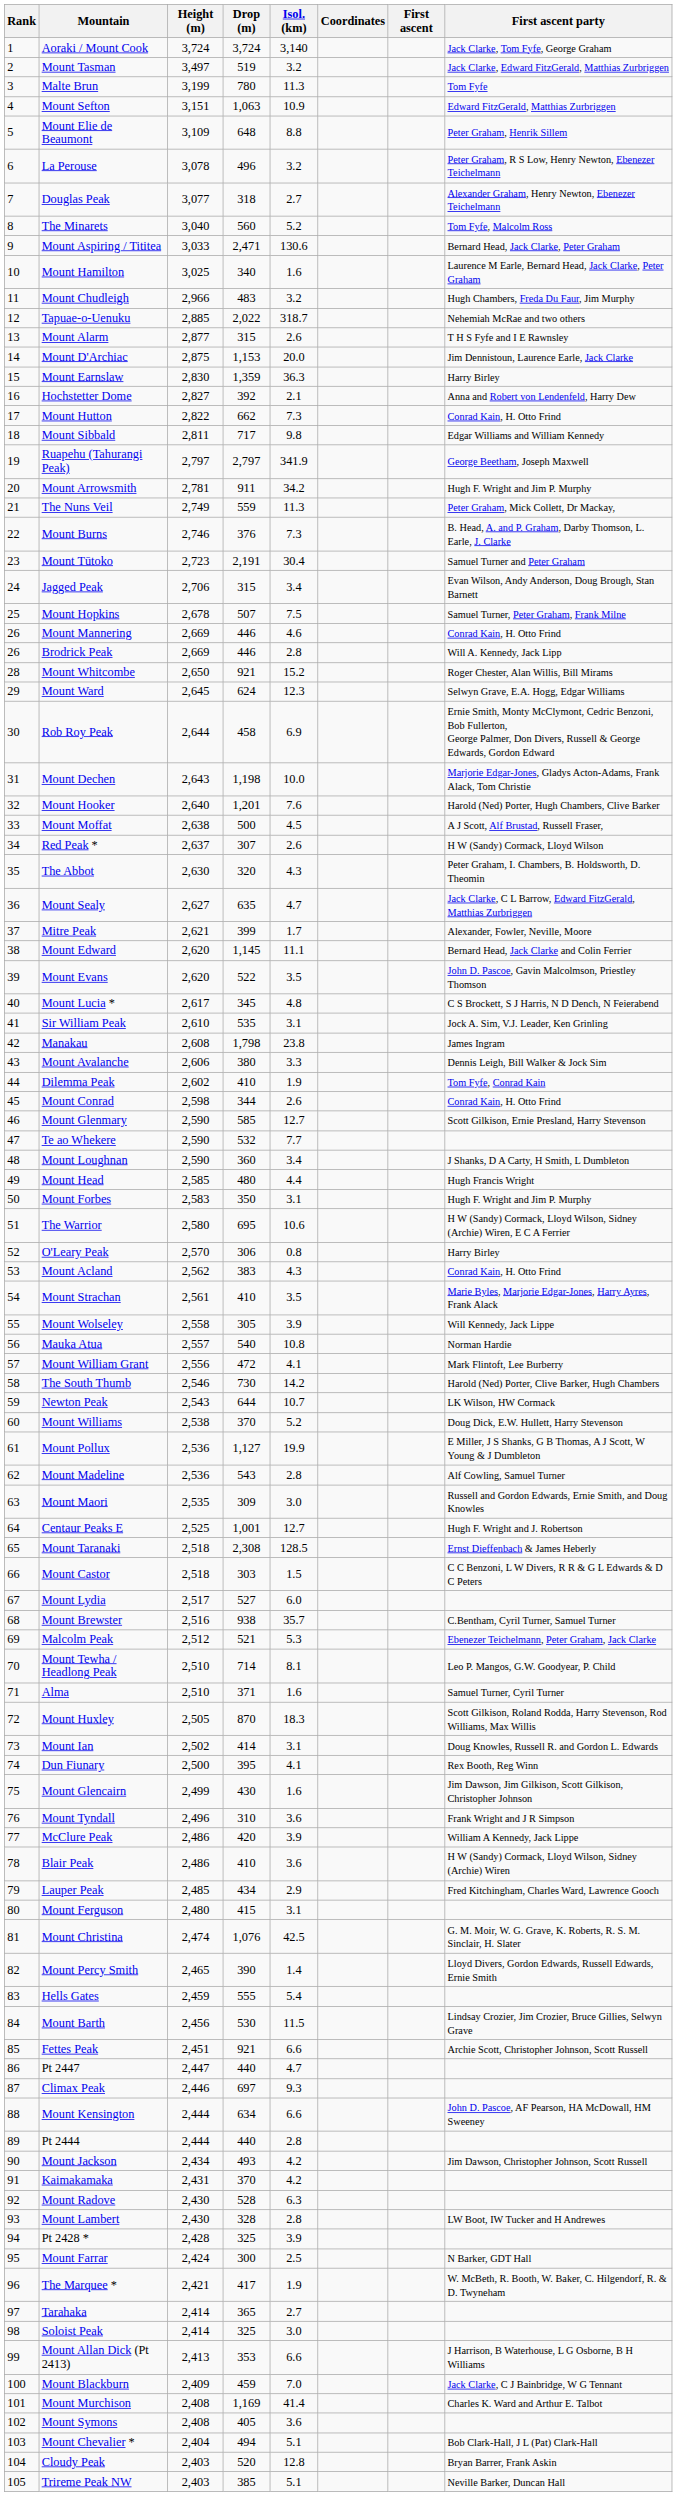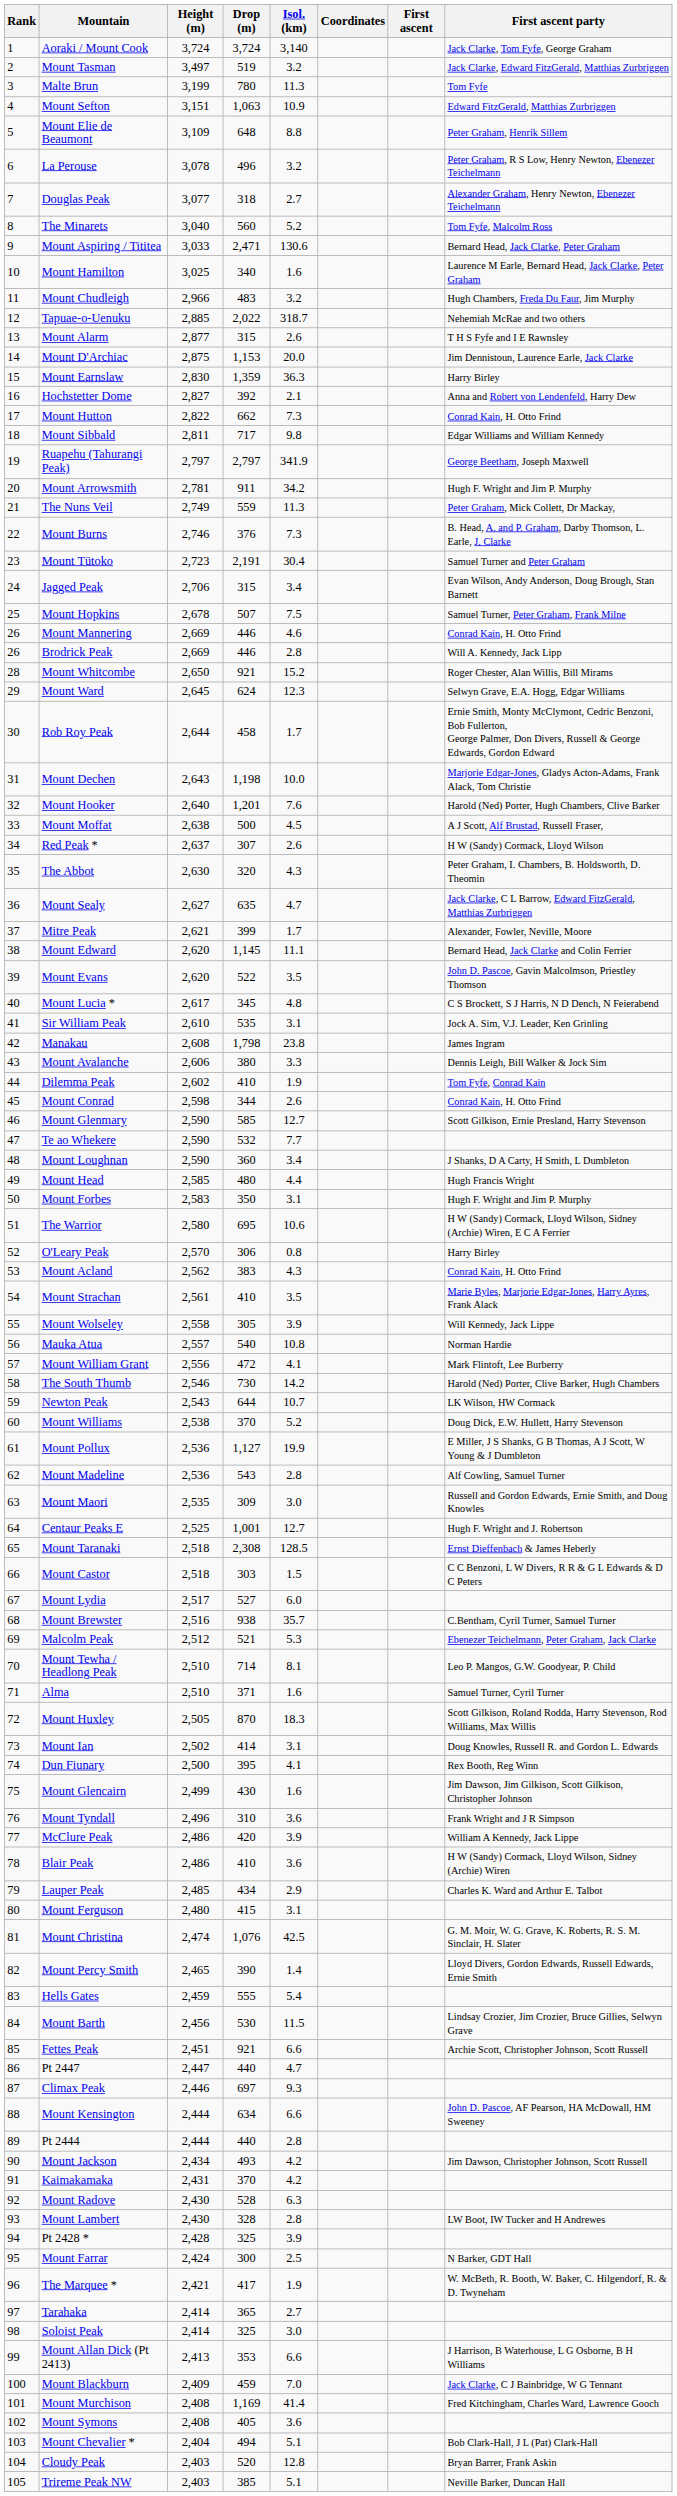(294, 732) 6.9 -> (294, 732) 1.7
(553, 1891) Fred Kitchingham, Charles Ward, Lawrence Gooch -> (525, 1891) Charles K. Ward and Arthur E. Talbot
(525, 2404) Charles K. Ward and Arthur E. Talbot -> (553, 2404) Fred Kitchingham, Charles Ward, Lawrence Gooch
